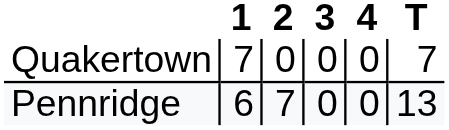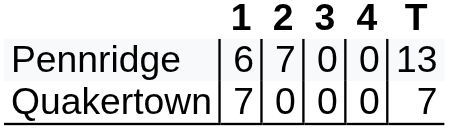rows swapped: (111, 59) <-> (96, 103)
